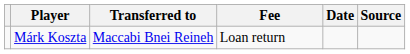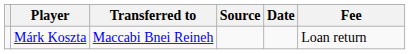columns swapped: (270, 15) <-> (381, 15)
